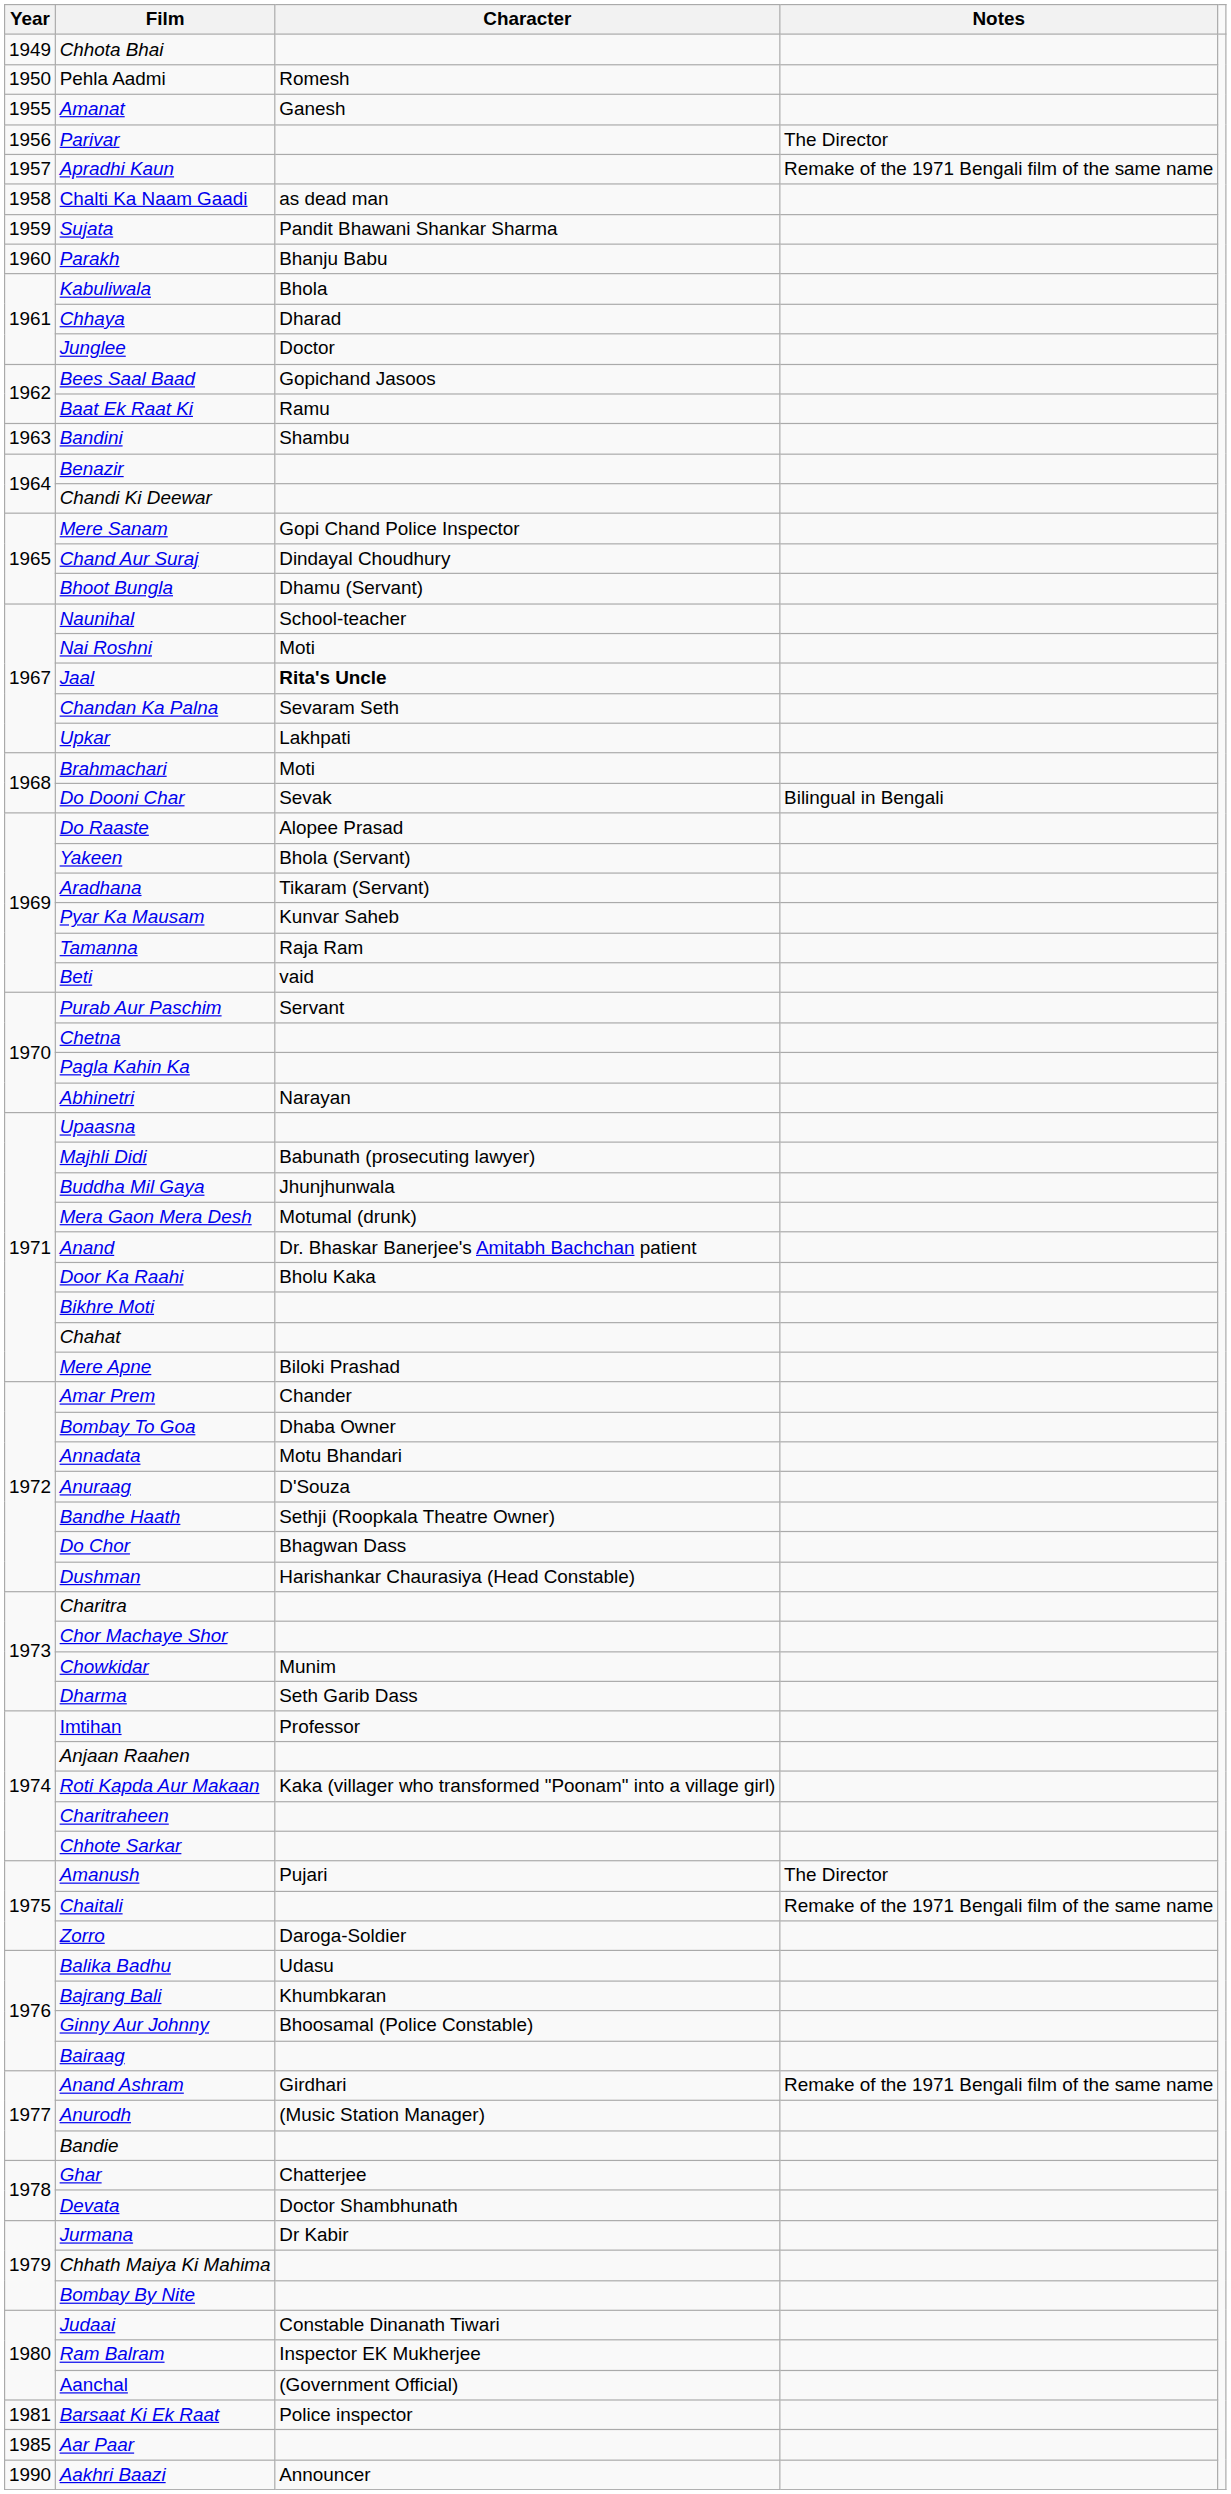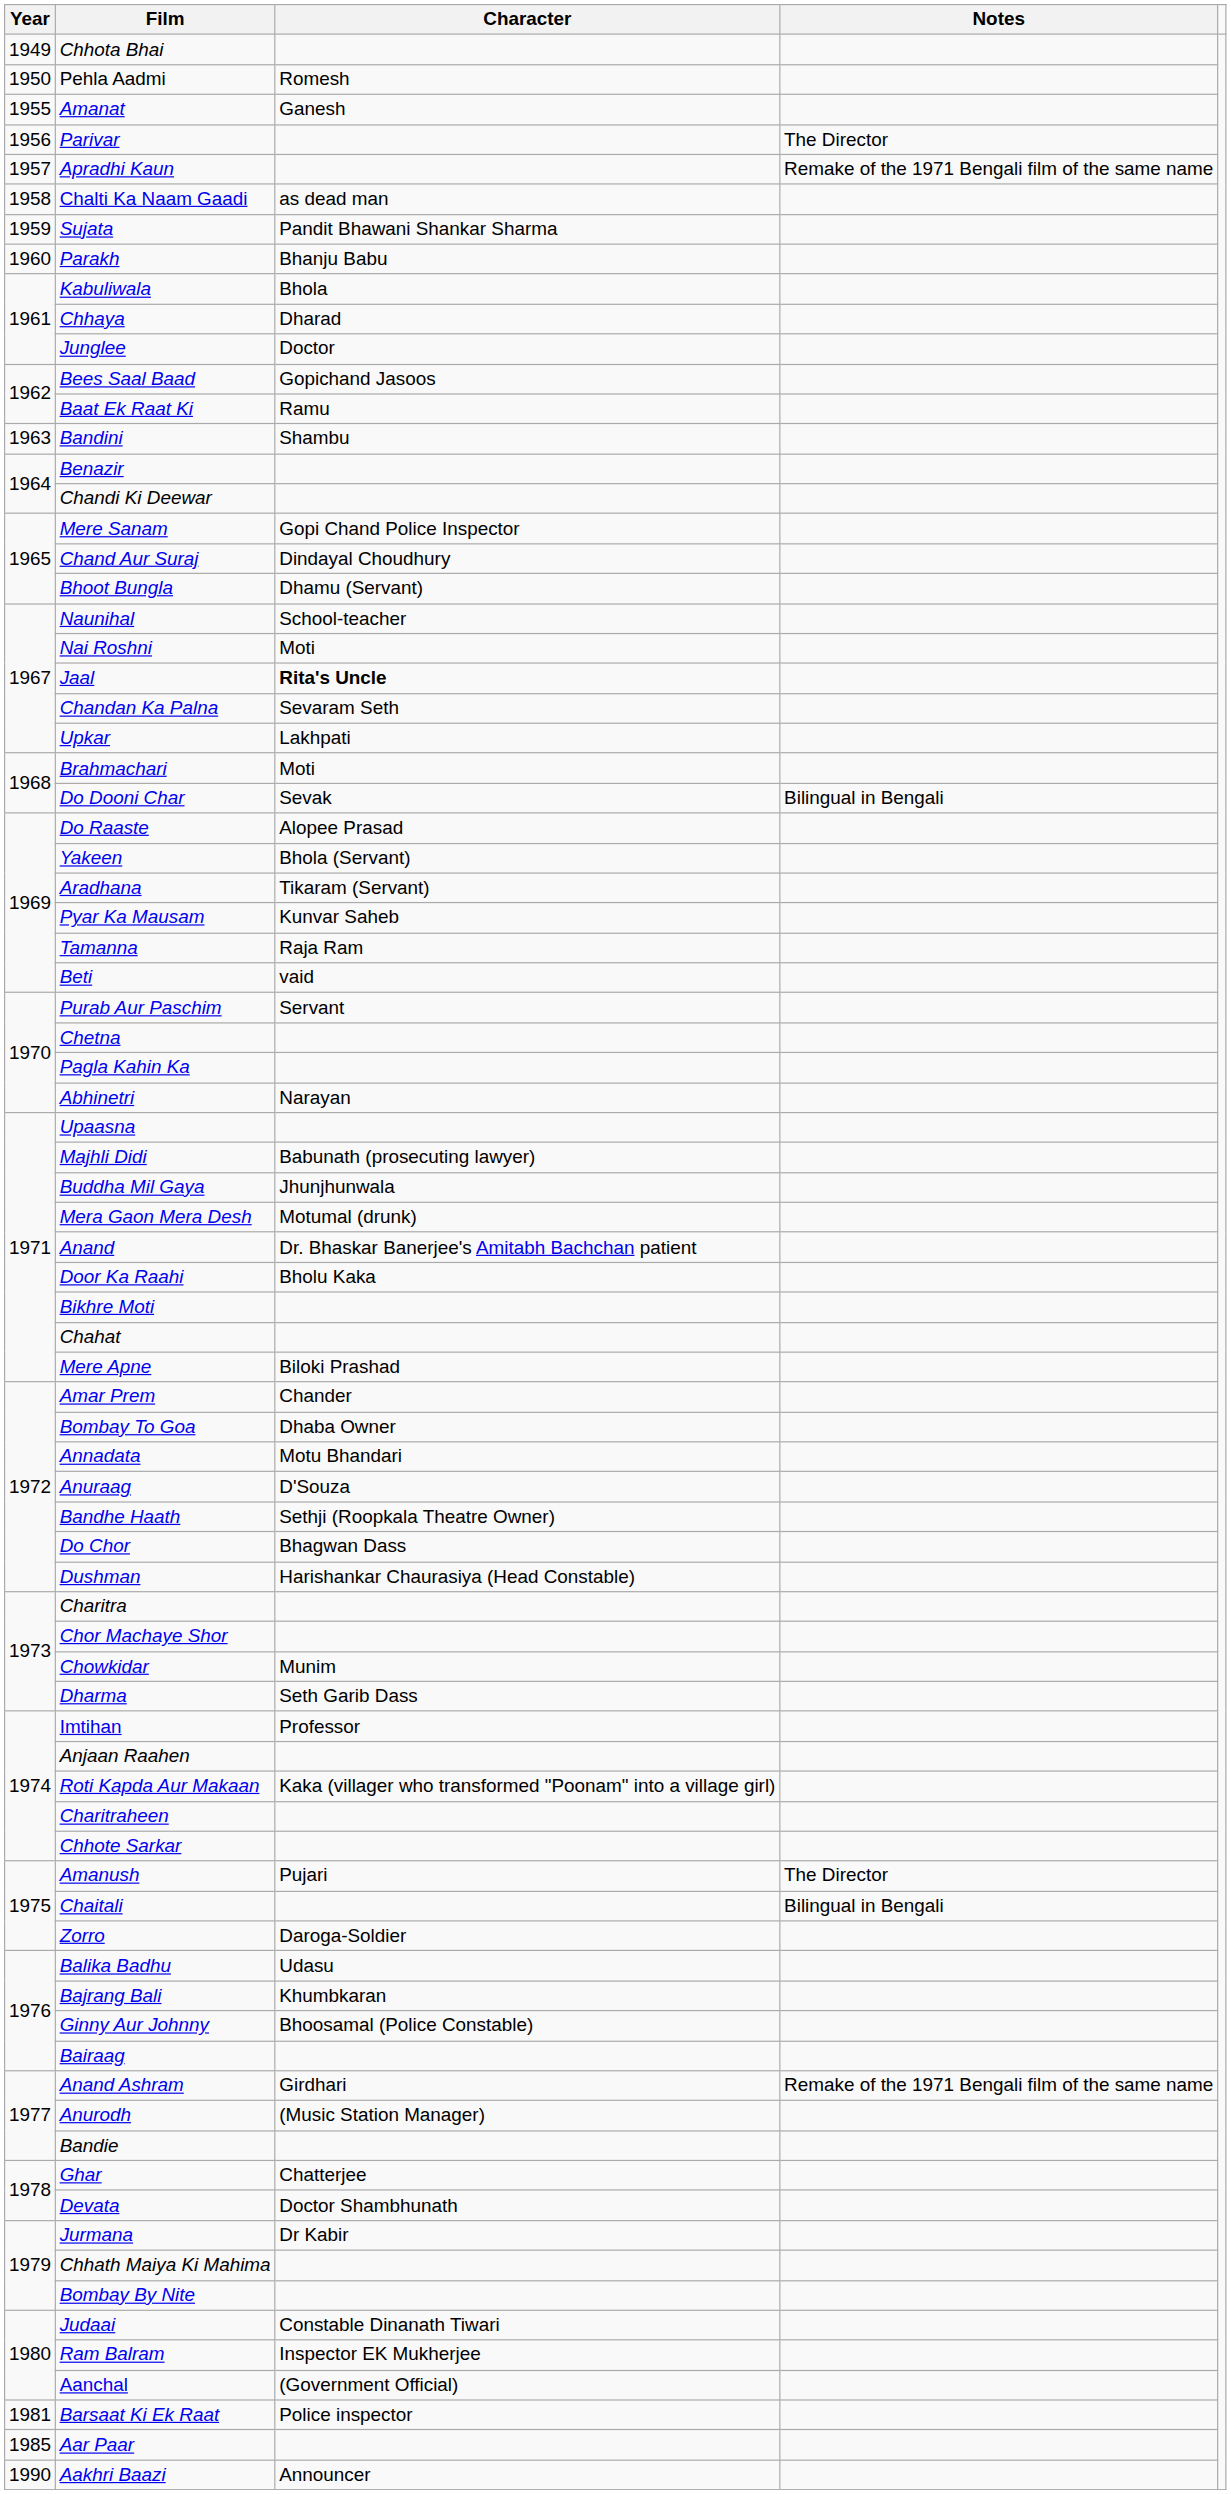(999, 1905) Remake of the 1971 Bengali film of the same name -> (864, 1905) Bilingual in Bengali
